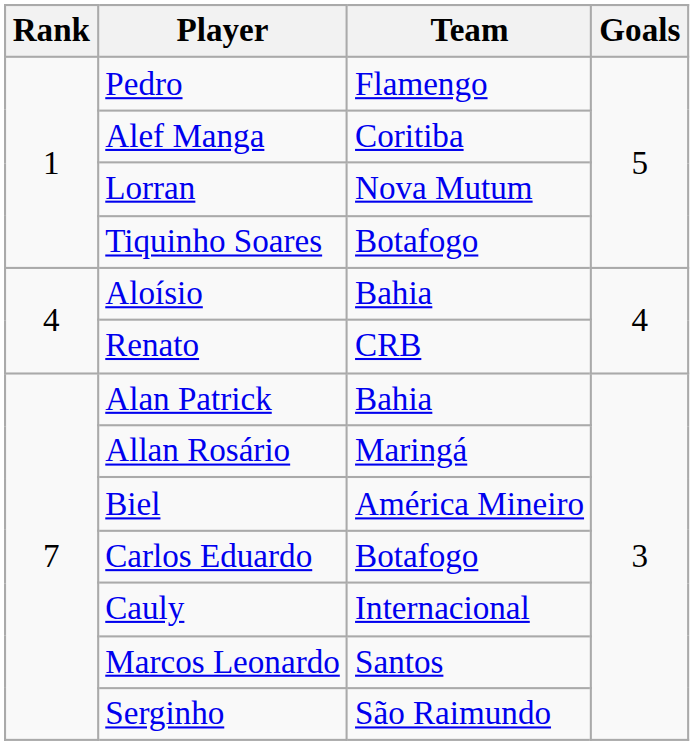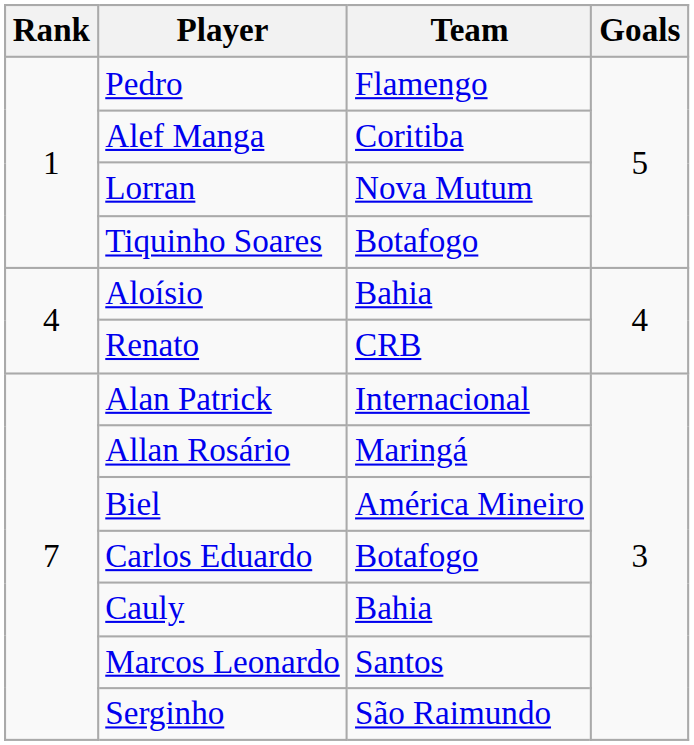(394, 398) Bahia -> (442, 398) Internacional
(442, 608) Internacional -> (394, 608) Bahia
